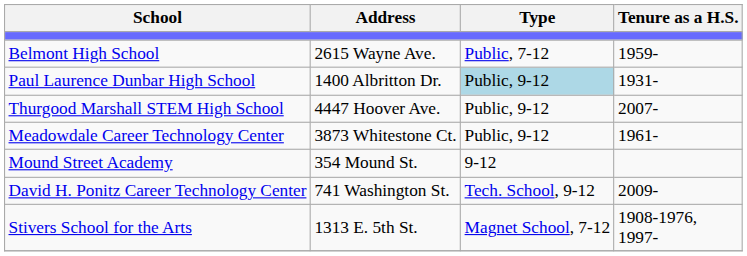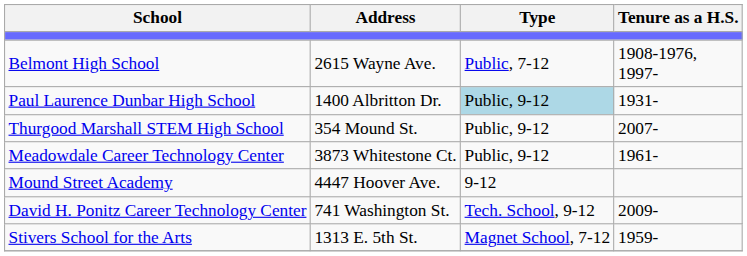(638, 53) 1959- -> (658, 63) 1908-1976, 1997-
(377, 108) 4447 Hoover Ave. -> (366, 127) 354 Mound St.
(366, 163) 354 Mound St. -> (377, 182) 4447 Hoover Ave.
(658, 227) 1908-1976, 1997- -> (638, 237) 1959-
